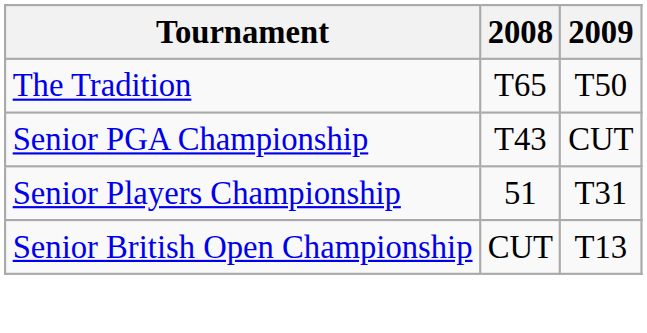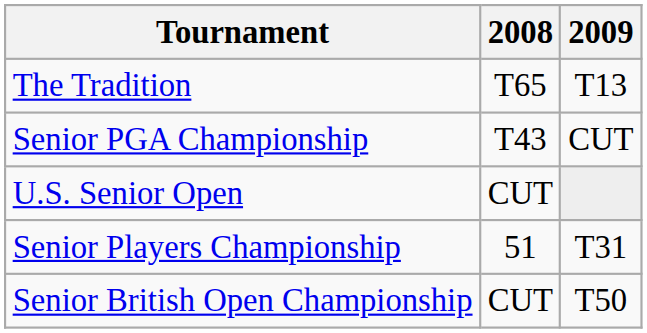(601, 85) T50 -> (601, 85) T13
+ row: (128, 193)
(601, 247) T13 -> (601, 301) T50
